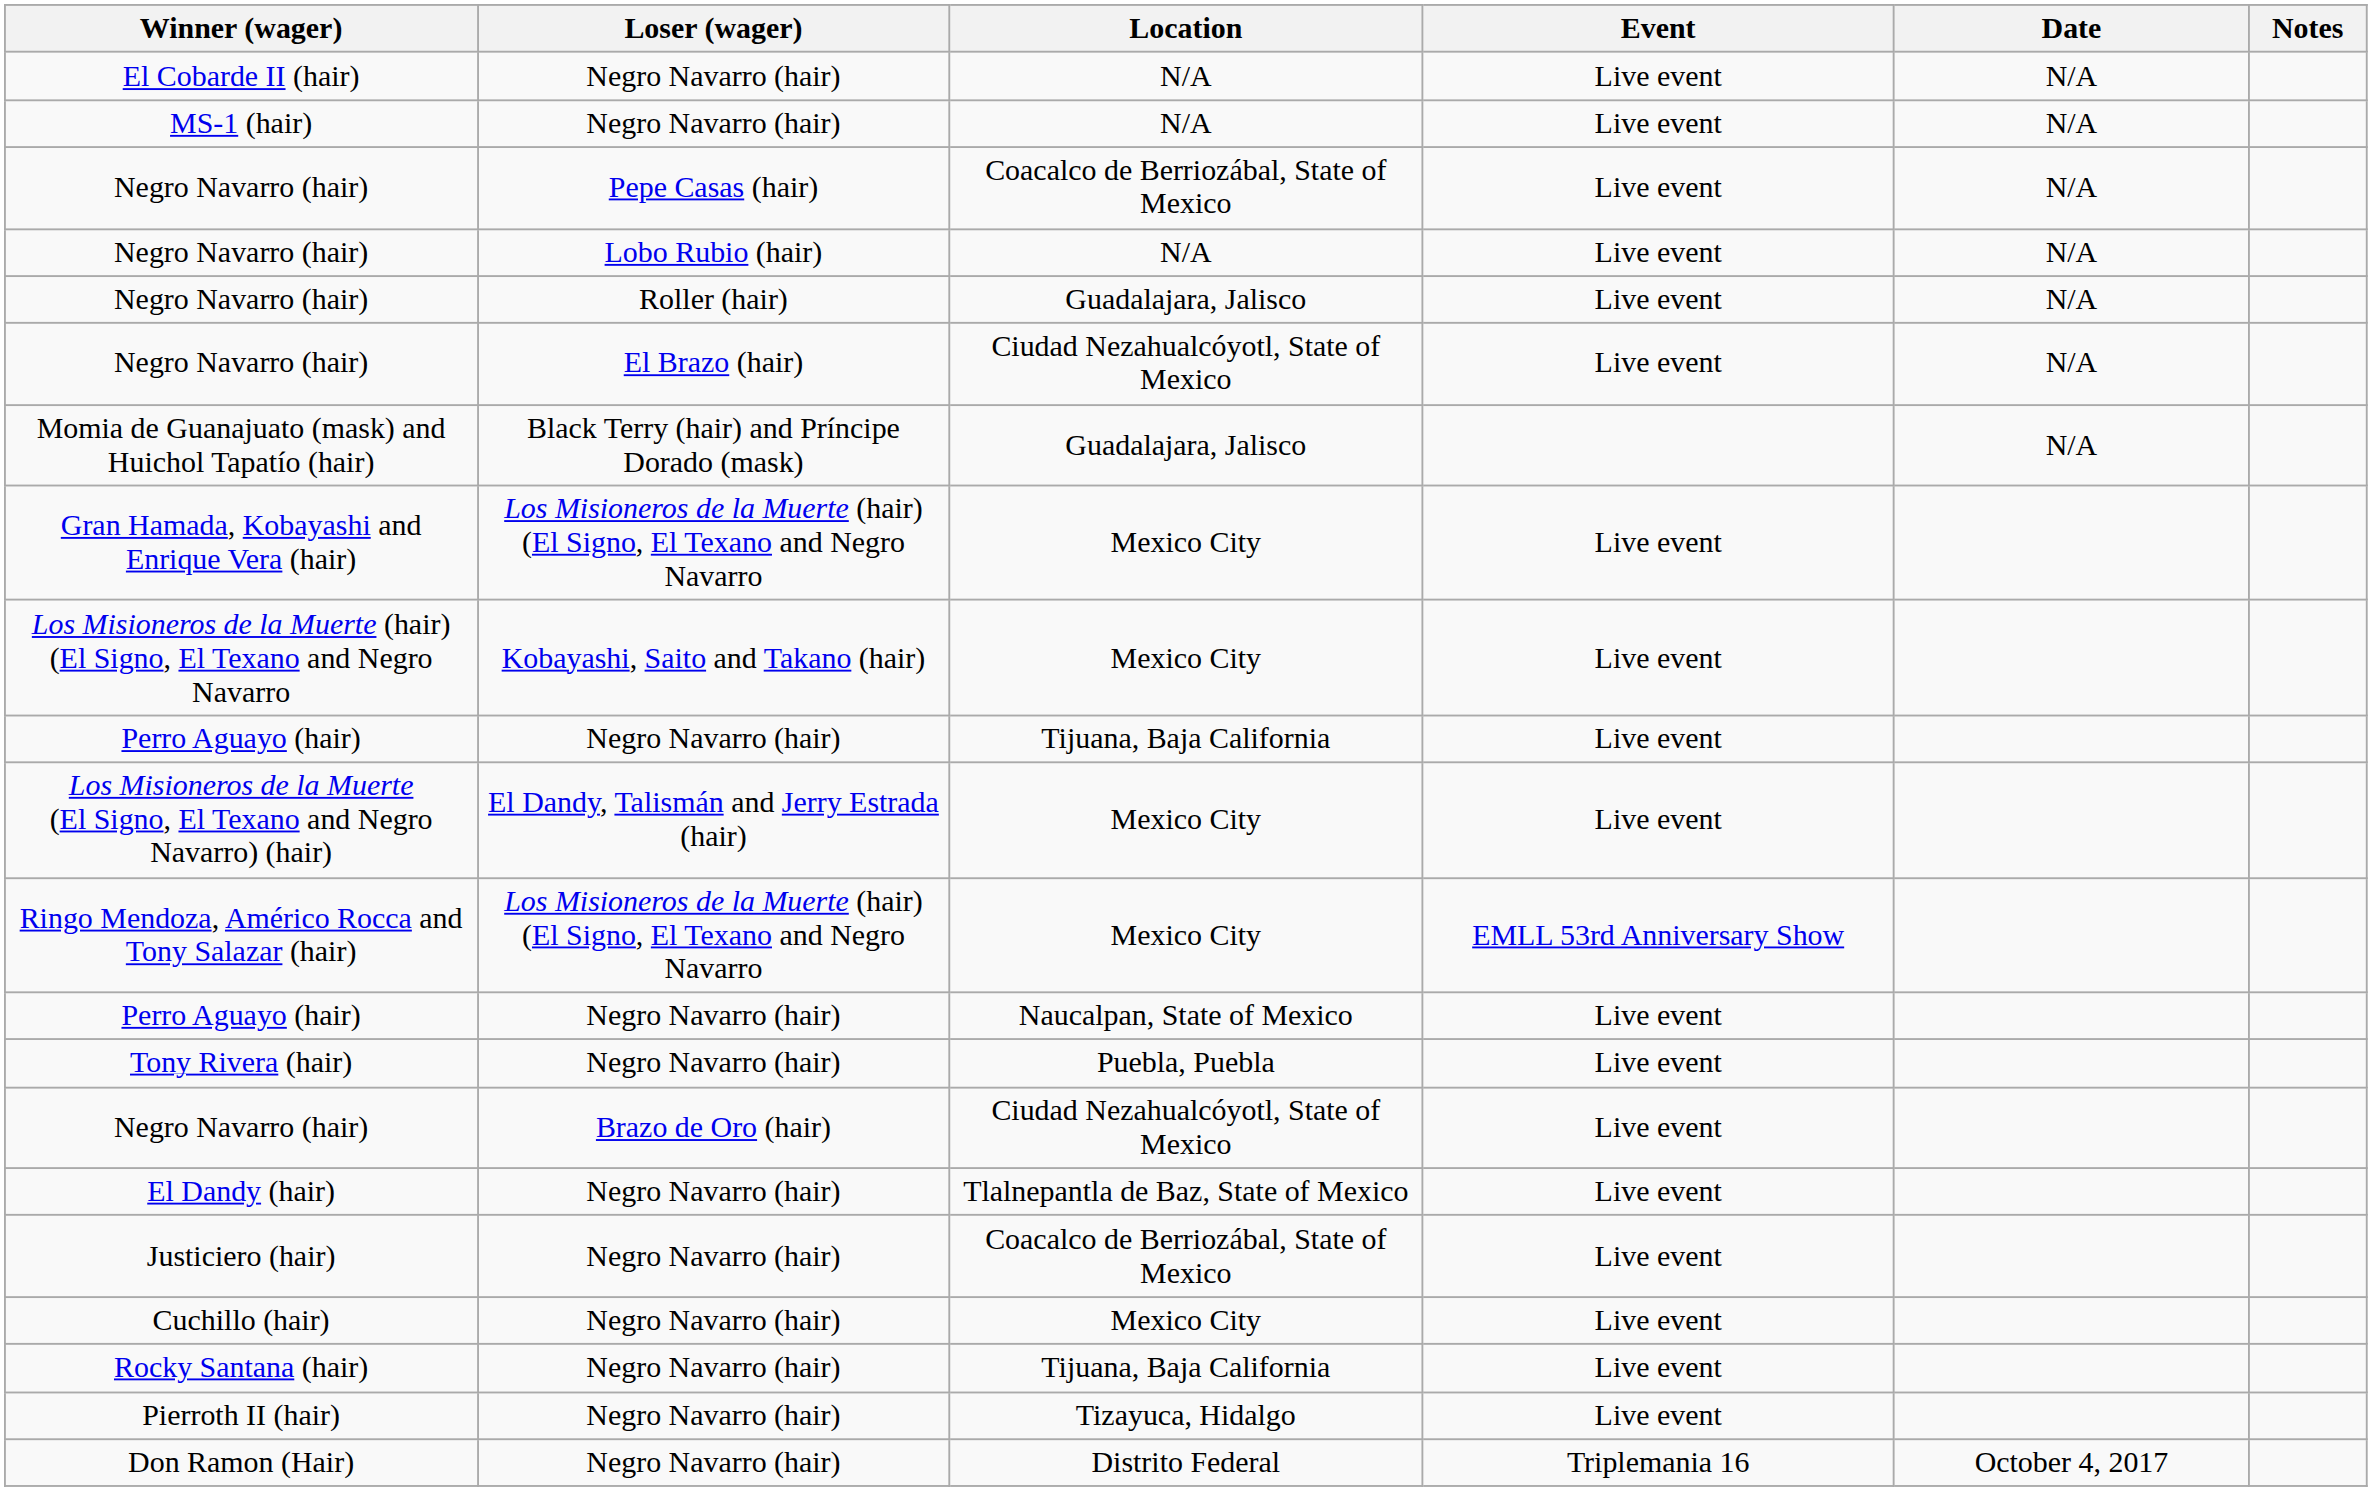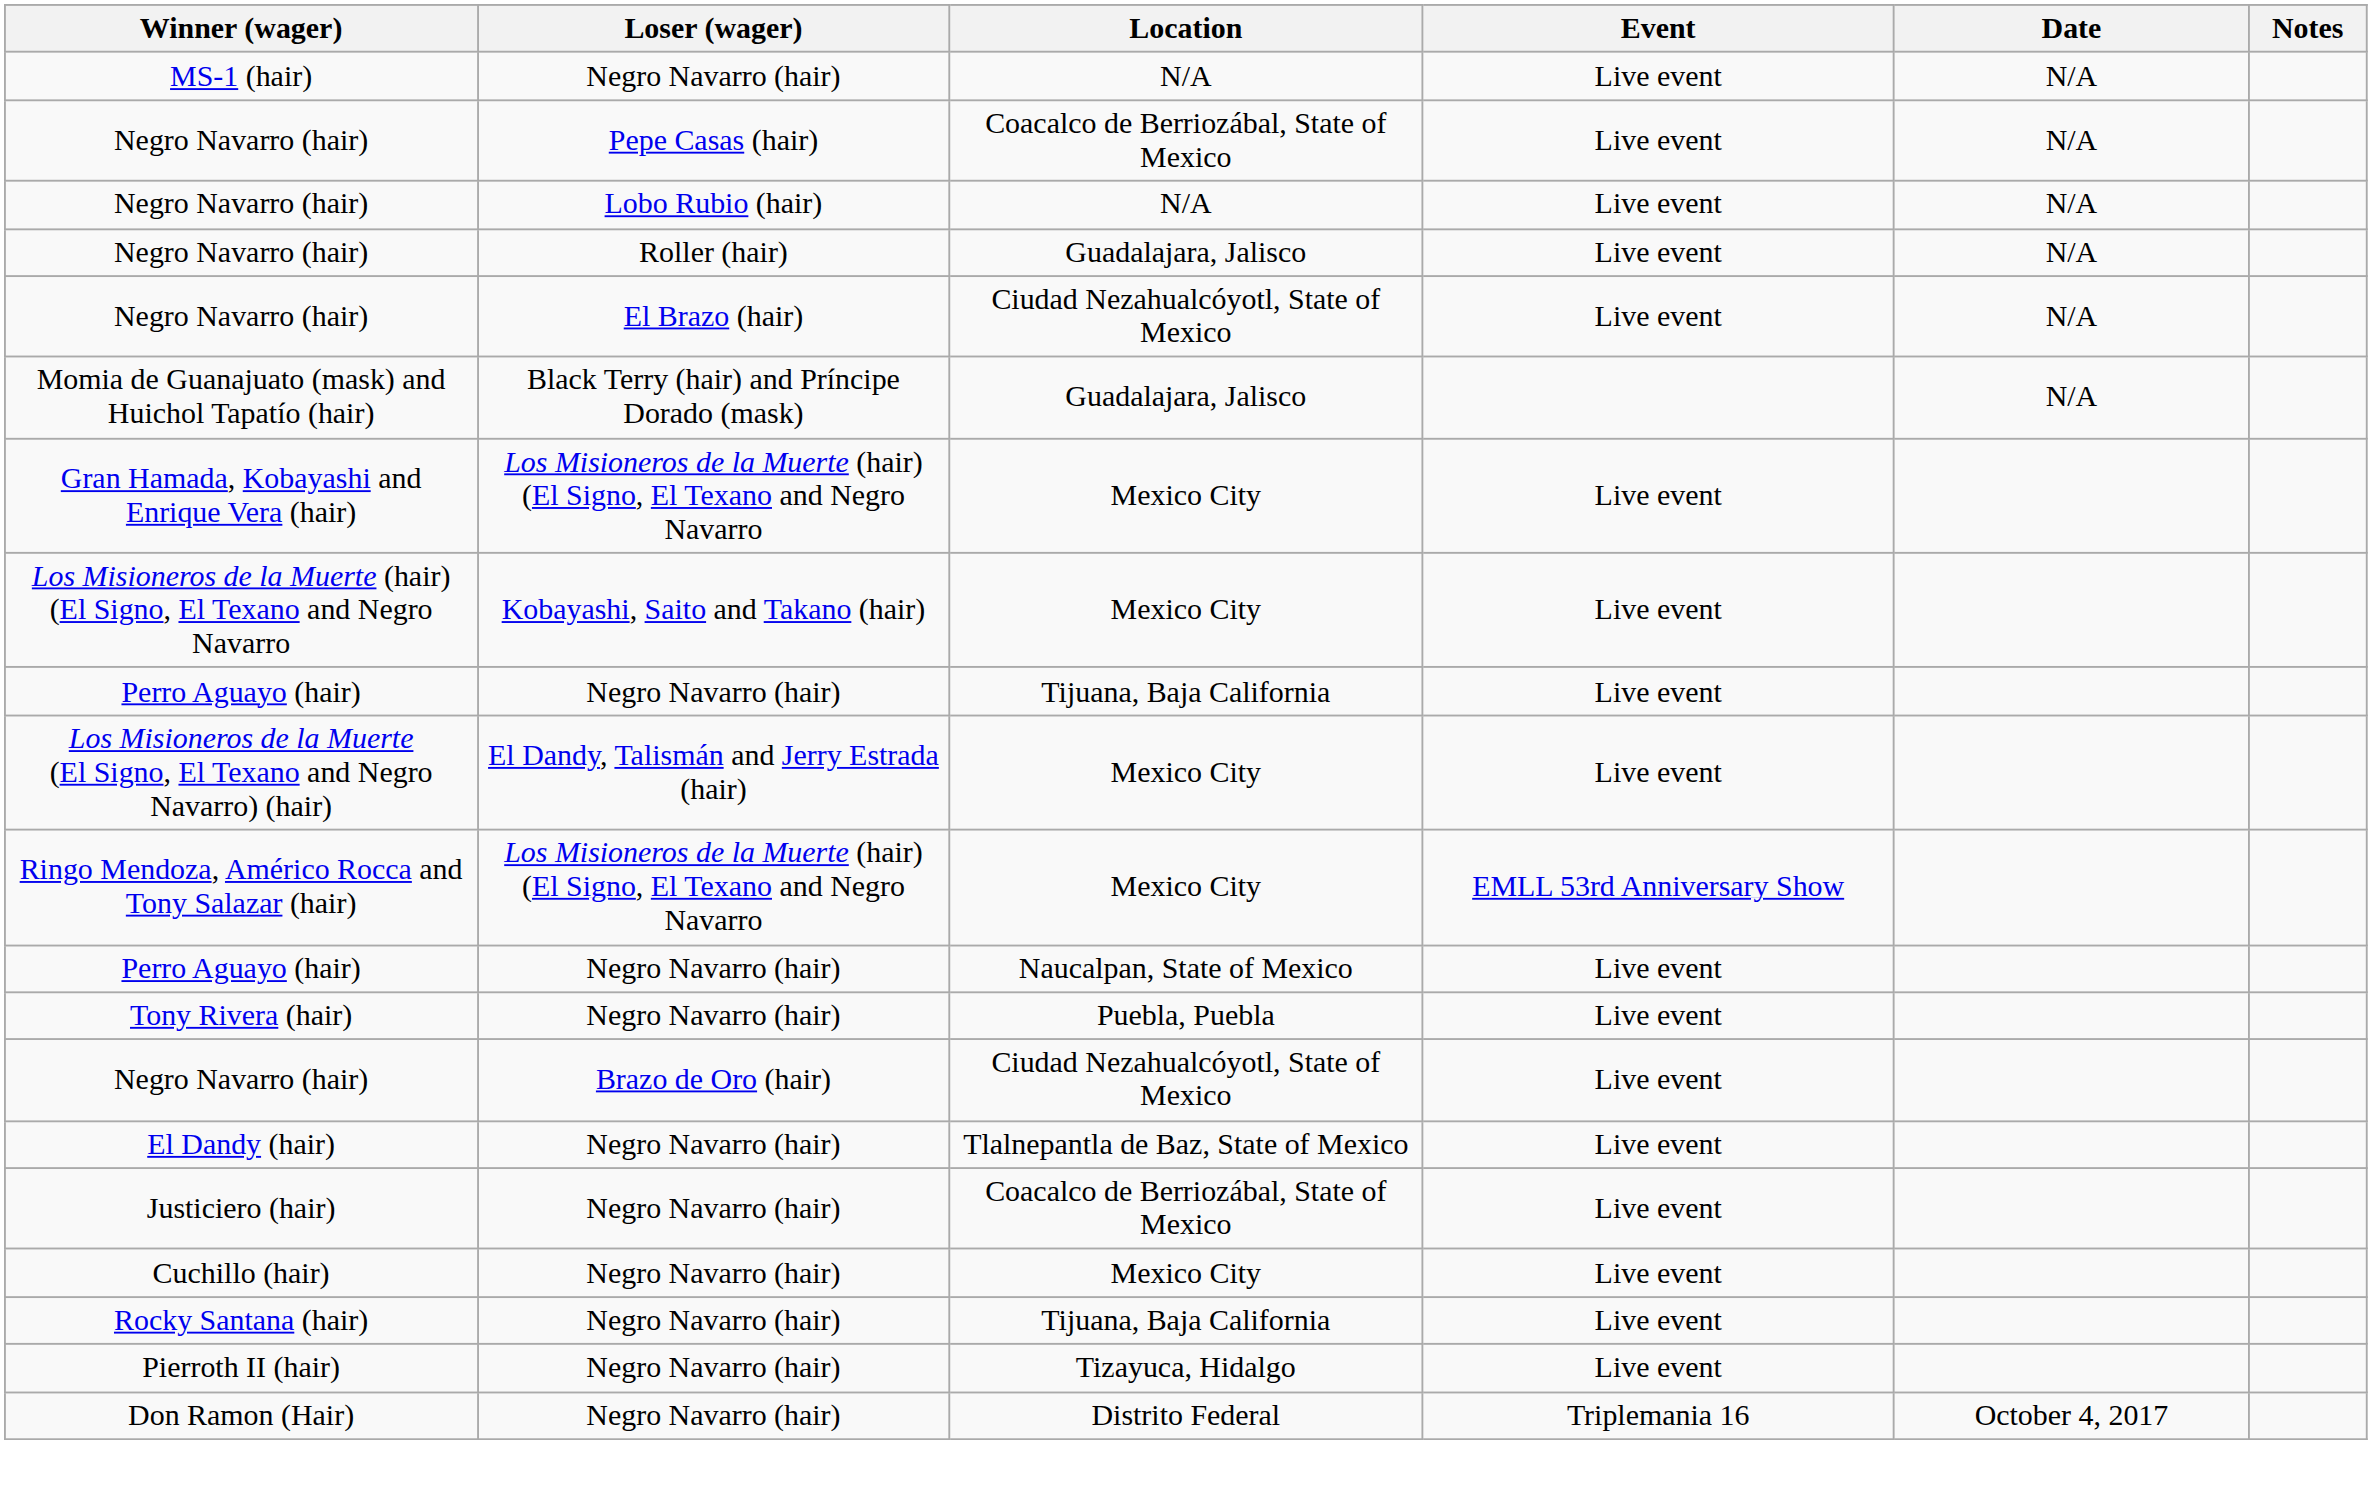- row: (241, 75)
